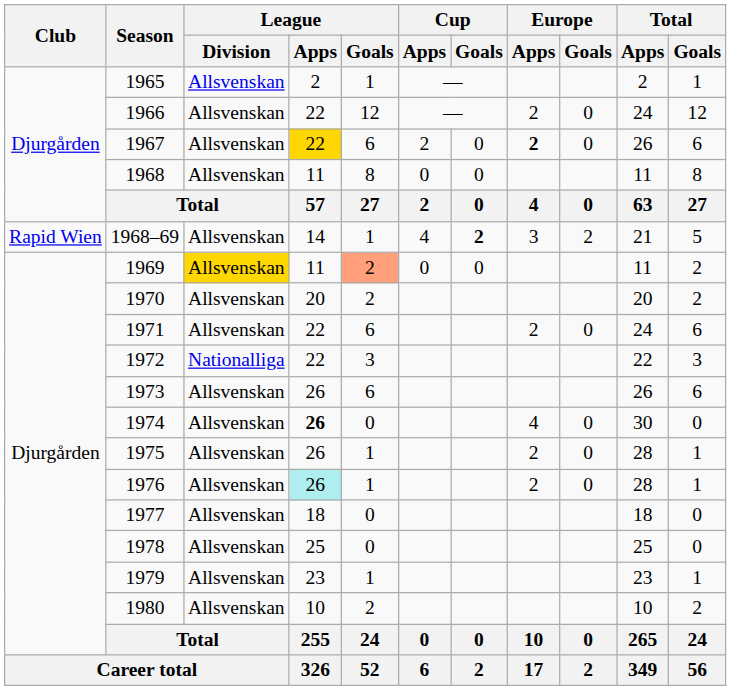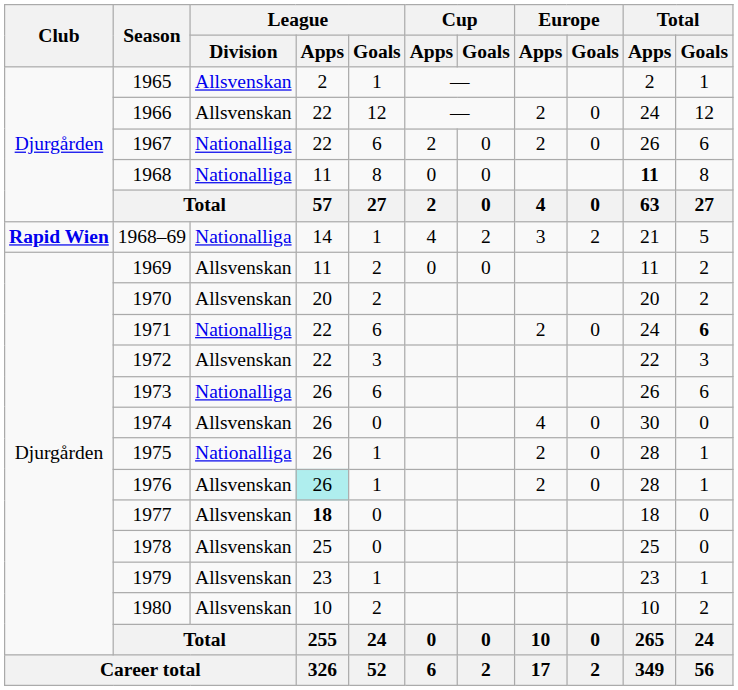(236, 143) Allsvenskan -> (243, 143) Nationalliga
(315, 143) gold background -> (322, 143) no background
(534, 143) bold -> (541, 143) normal
(236, 174) Allsvenskan -> (243, 174) Nationalliga
(643, 174) normal -> (650, 174) bold
(55, 236) normal -> (59, 236) bold
(236, 236) Allsvenskan -> (243, 236) Nationalliga
(479, 236) bold -> (486, 236) normal
(236, 267) gold background -> (243, 267) no background
(370, 267) lightsalmon background -> (377, 267) no background
(236, 329) Allsvenskan -> (243, 329) Nationalliga
(697, 329) normal -> (704, 329) bold
(236, 360) Nationalliga -> (243, 360) Allsvenskan
(236, 391) Allsvenskan -> (243, 391) Nationalliga
(315, 422) bold -> (322, 422) normal
(236, 453) Allsvenskan -> (243, 453) Nationalliga
(315, 515) normal -> (322, 515) bold
